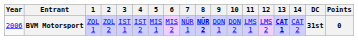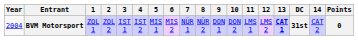columns swapped: (298, 10) <-> (315, 10)
(14, 26) 2006 -> (14, 26) 2004
(203, 26) bold -> (203, 26) normal
